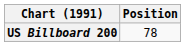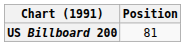(150, 32) 78 -> (150, 32) 81
